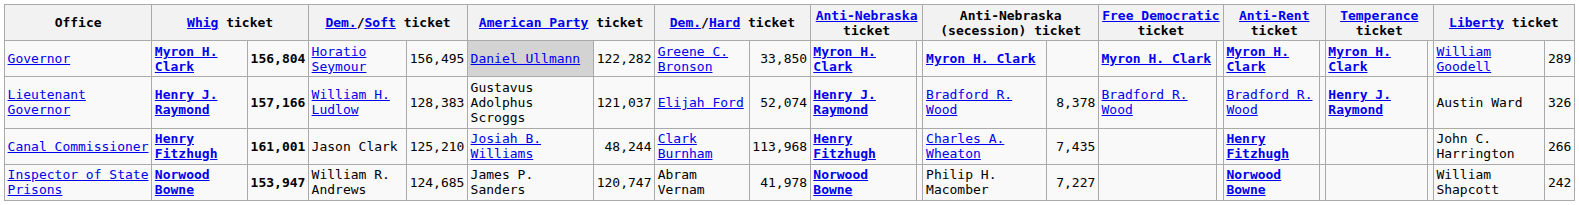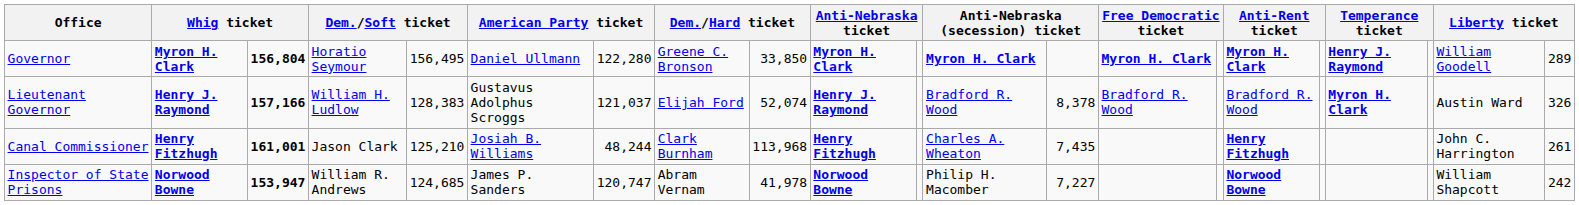(525, 59) lightgrey background -> (525, 59) no background
(624, 59) 122,282 -> (624, 59) 122,280
(1360, 59) Myron H. Clark -> (1360, 59) Henry J. Raymond
(1360, 102) Henry J. Raymond -> (1360, 102) Myron H. Clark
(1560, 146) 266 -> (1560, 146) 261
